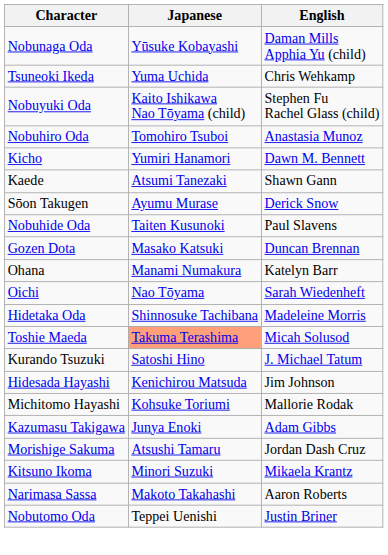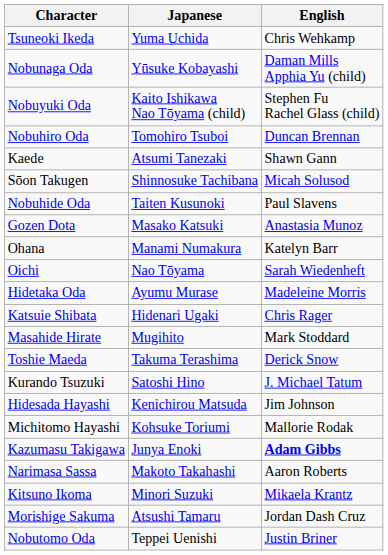rows swapped: (50, 45) <-> (51, 76)
(314, 136) Anastasia Munoz -> (312, 136) Duncan Brennan
- row: (25, 158)
(175, 203) Ayumu Murase -> (195, 181) Shinnosuke Tachibana
(301, 203) Derick Snow -> (307, 181) Micah Solusod
(312, 248) Duncan Brennan -> (314, 225) Anastasia Munoz
(195, 315) Shinnosuke Tachibana -> (175, 292) Ayumu Murase
+ row: (52, 315)
+ row: (54, 337)
(185, 337) lightsalmon background -> (185, 359) no background
(307, 337) Micah Solusod -> (301, 359) Derick Snow
(300, 426) normal -> (303, 449) bold
rows swapped: (52, 493) <-> (61, 449)
